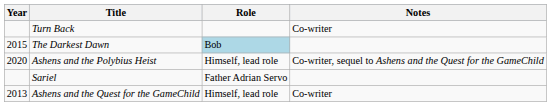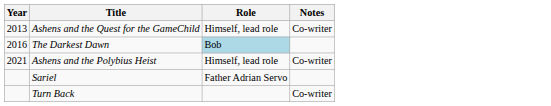rows swapped: (116, 93) <-> (53, 28)
(17, 45) 2015 -> (17, 45) 2016
(17, 61) 2020 -> (17, 61) 2021
(418, 61) Co-writer, sequel to Ashens and the Quest for the GameChild -> (312, 61) Co-writer
